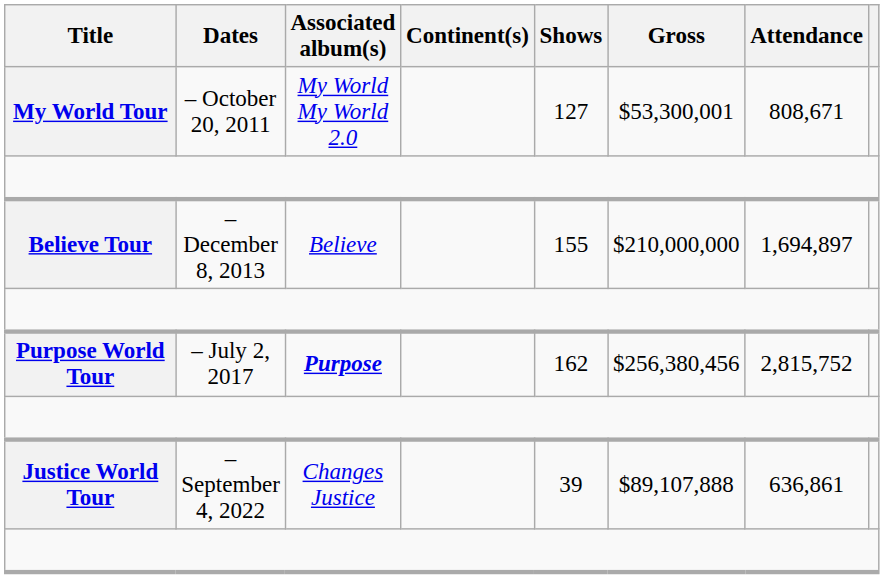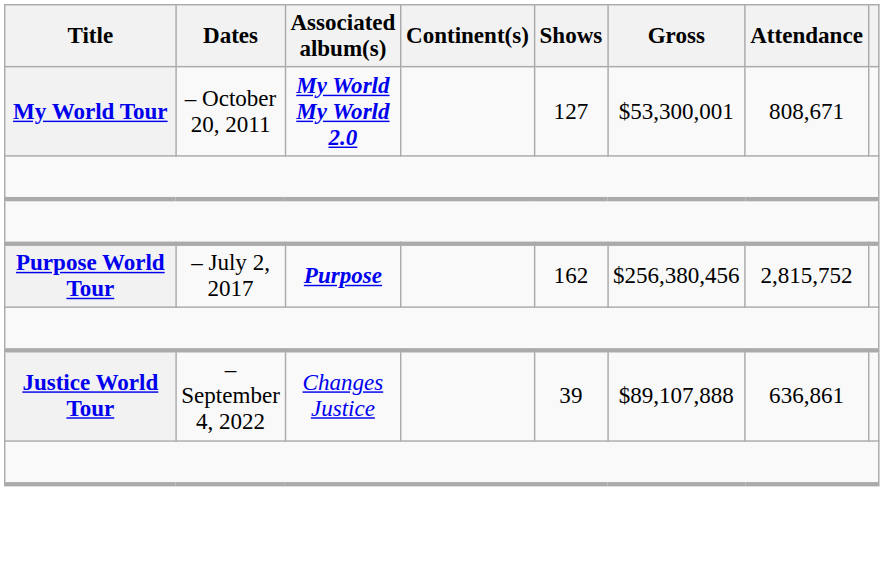(343, 111) normal -> (343, 111) bold
- row: (90, 244)
